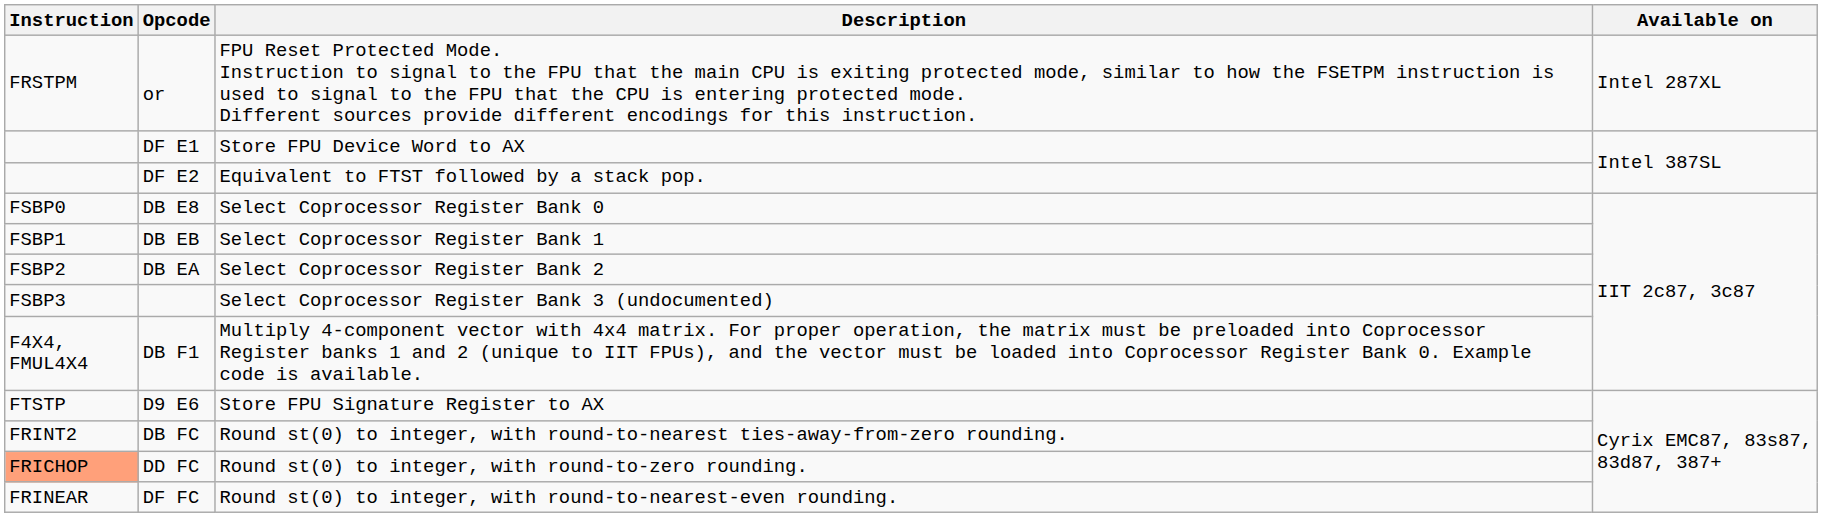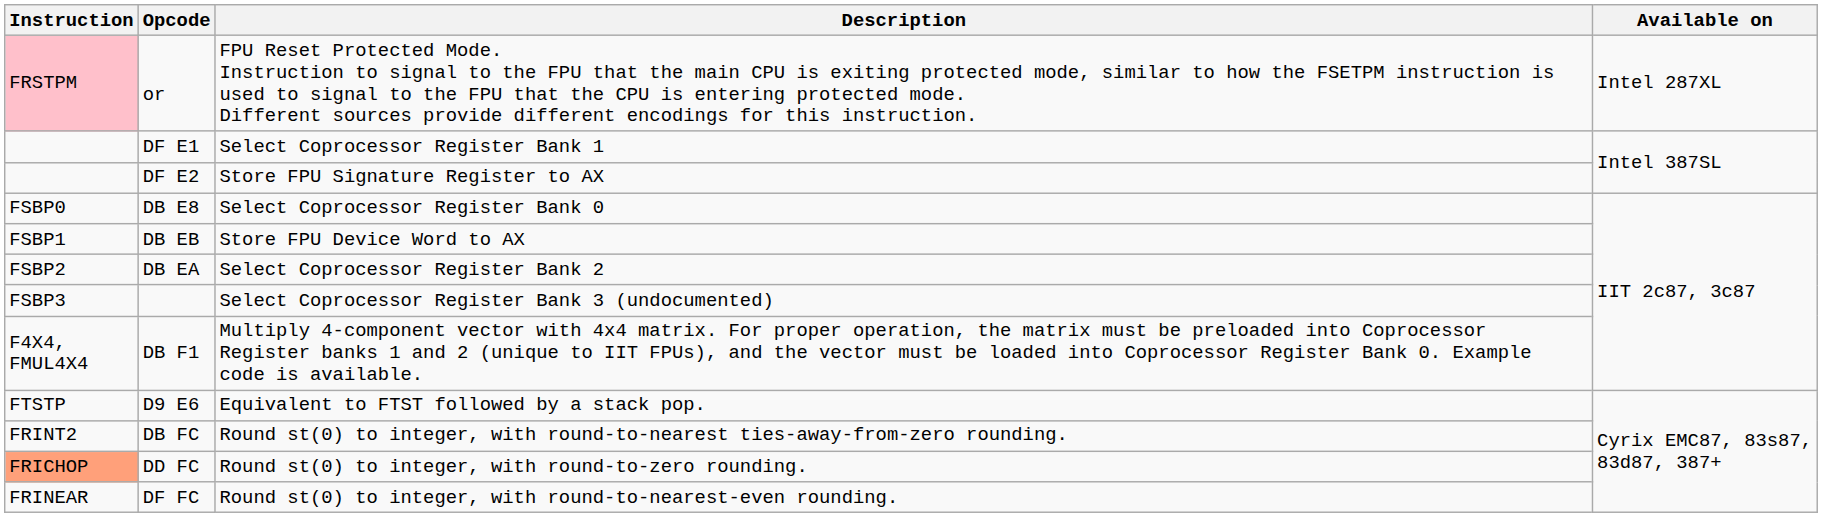(43, 83) no background -> (43, 83) pink background
(372, 147) Store FPU Device Word to AX -> (412, 147) Select Coprocessor Register Bank 1
(463, 178) Equivalent to FTST followed by a stack pop. -> (412, 178) Store FPU Signature Register to AX
(412, 239) Select Coprocessor Register Bank 1 -> (372, 239) Store FPU Device Word to AX
(412, 405) Store FPU Signature Register to AX -> (463, 405) Equivalent to FTST followed by a stack pop.
